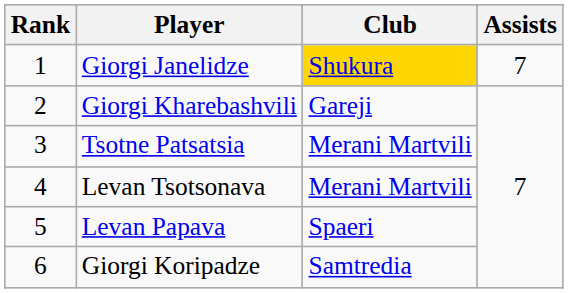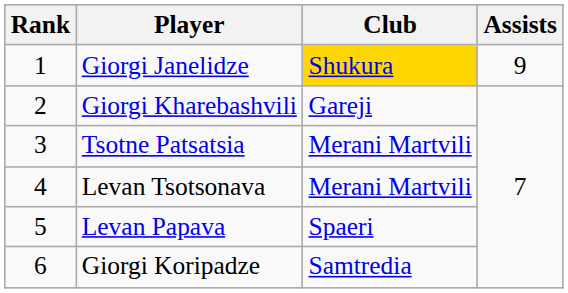(520, 65) 7 -> (520, 65) 9
